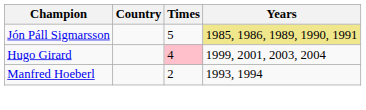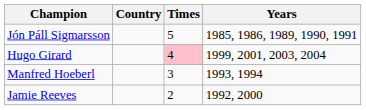(282, 34) khaki background -> (282, 34) no background
(170, 74) 2 -> (170, 74) 3
+ row: (42, 94)
